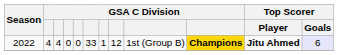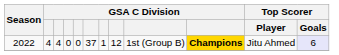(91, 43) 33 -> (91, 43) 37
(273, 43) bold -> (271, 43) normal
